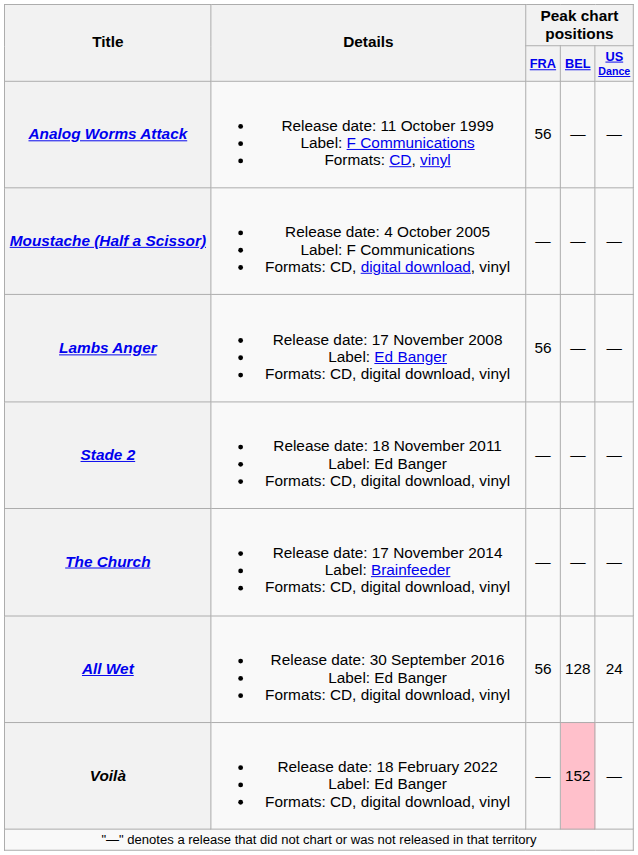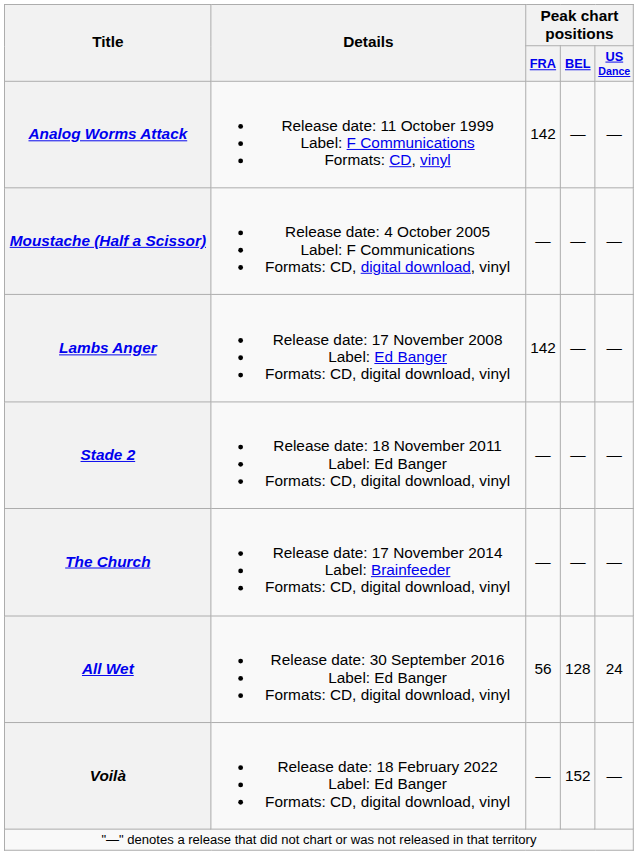(543, 134) 56 -> (543, 134) 142
(543, 348) 56 -> (543, 348) 142
(578, 775) pink background -> (578, 775) no background
